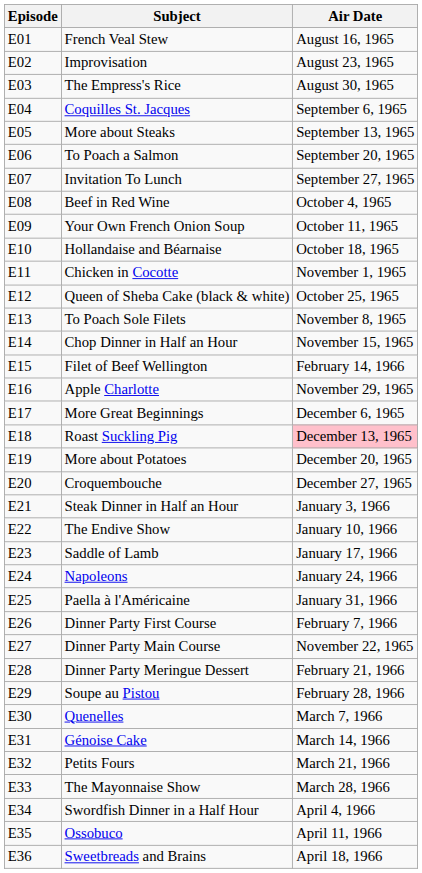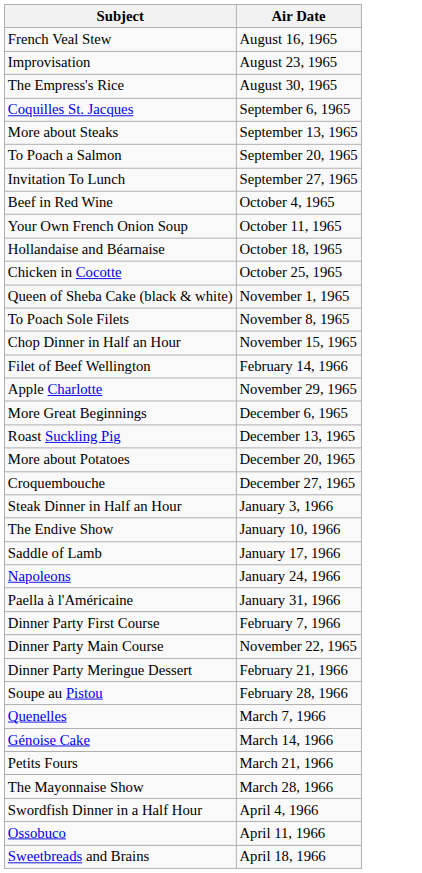- column: (33, 16)
(351, 272) November 1, 1965 -> (291, 272) October 25, 1965
(347, 296) October 25, 1965 -> (294, 296) November 1, 1965
(354, 436) pink background -> (297, 436) no background
